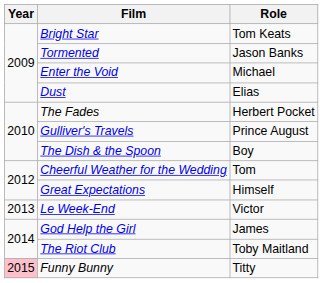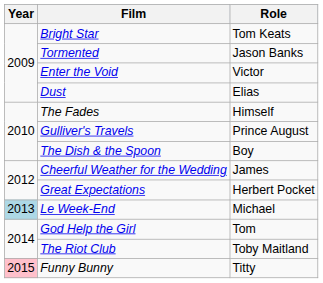(254, 72) Michael -> (248, 72) Victor
(274, 111) Herbert Pocket -> (253, 111) Himself
(244, 170) Tom -> (251, 170) James
(253, 190) Himself -> (274, 190) Herbert Pocket
(21, 209) no background -> (21, 209) lightblue background
(248, 209) Victor -> (254, 209) Michael
(251, 229) James -> (244, 229) Tom
